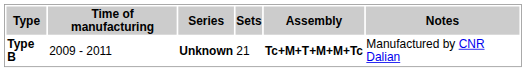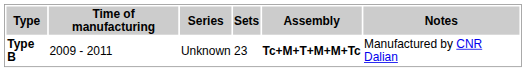(206, 50) bold -> (206, 50) normal
(243, 50) 21 -> (241, 50) 23
